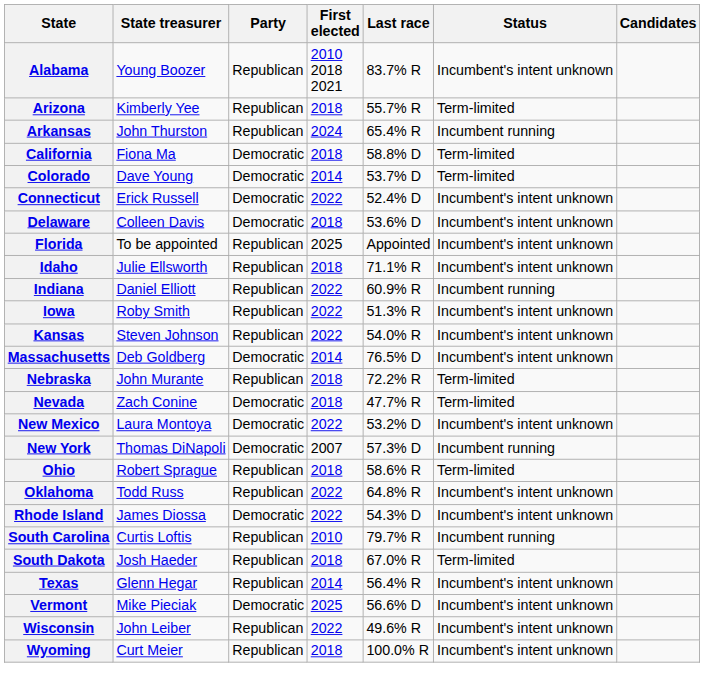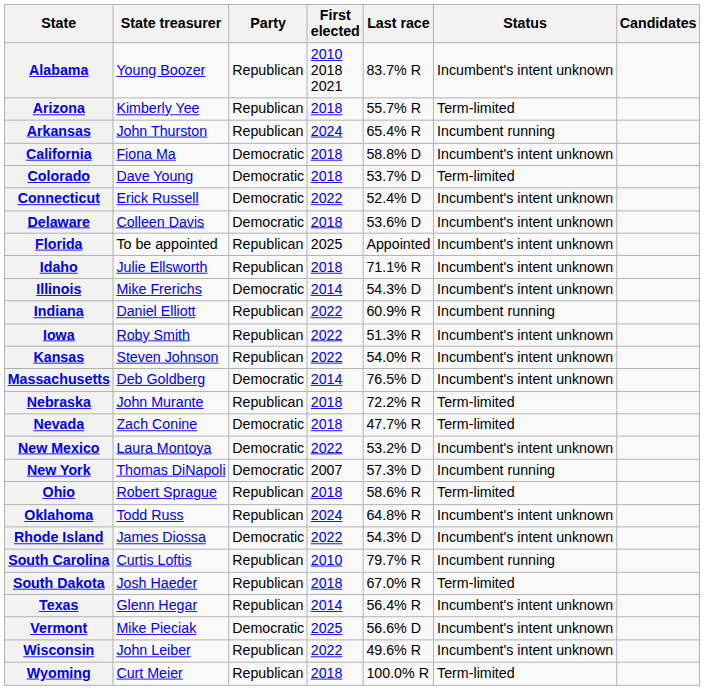(476, 154) Term-limited -> (525, 154) Incumbent's intent unknown
(327, 176) 2014 -> (327, 176) 2018
+ row: (59, 289)
(327, 492) 2022 -> (327, 515) 2024
(525, 651) Incumbent's intent unknown -> (476, 673) Term-limited
